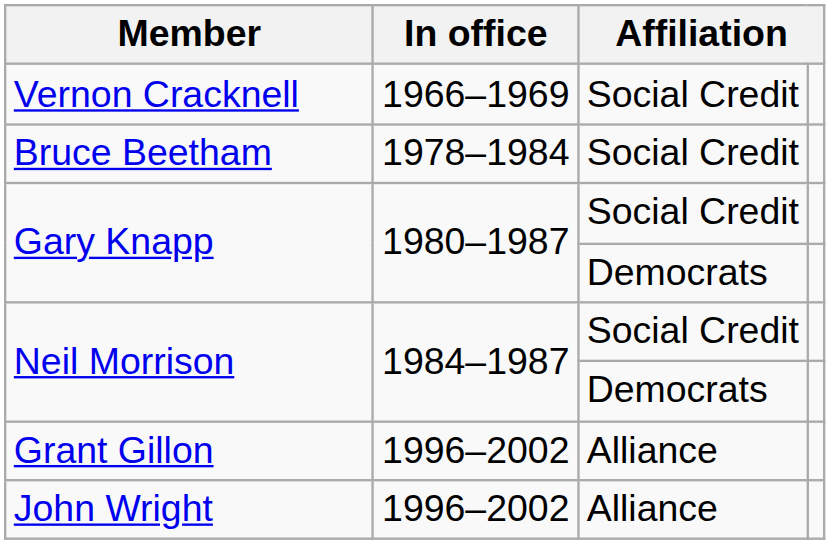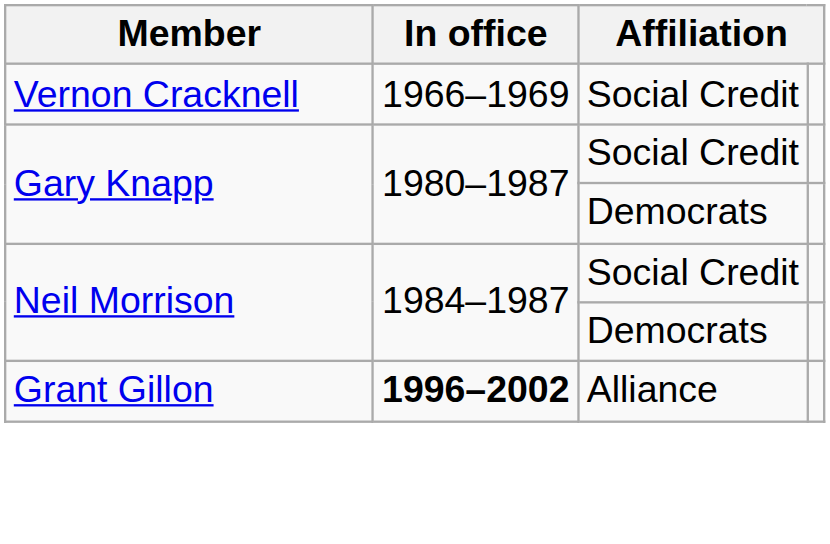- row: (143, 152)
(476, 449) normal -> (476, 390) bold
- row: (113, 509)
